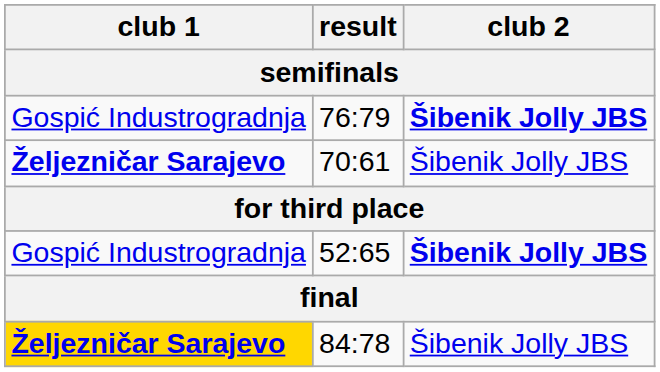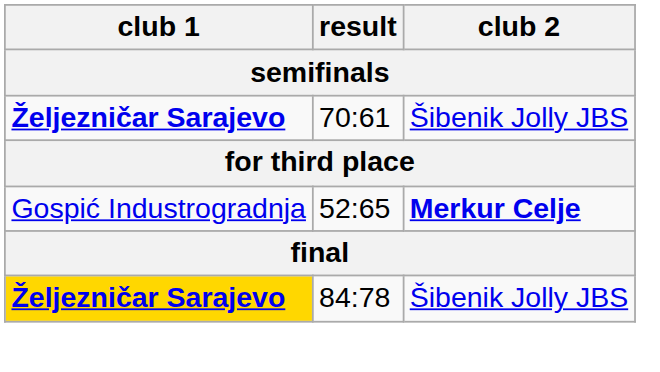- row: (355, 117)
(528, 252) Šibenik Jolly JBS -> (495, 207) Merkur Celje
